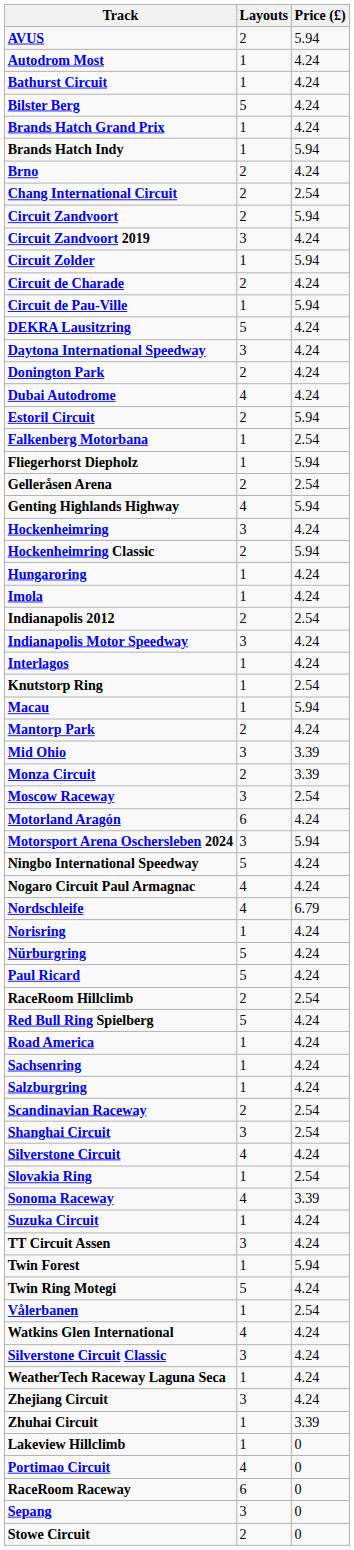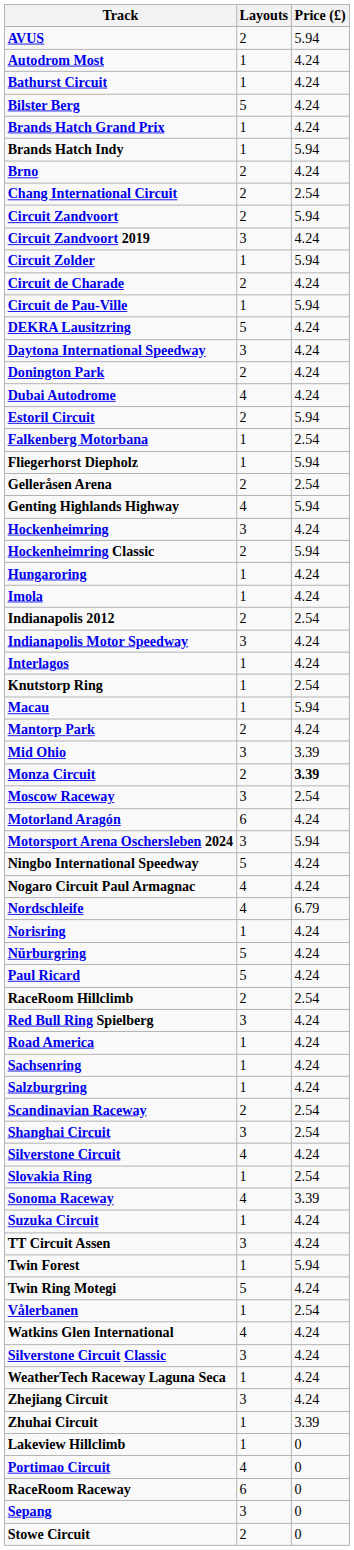(307, 774) normal -> (307, 774) bold
(243, 1020) 5 -> (243, 1020) 3
